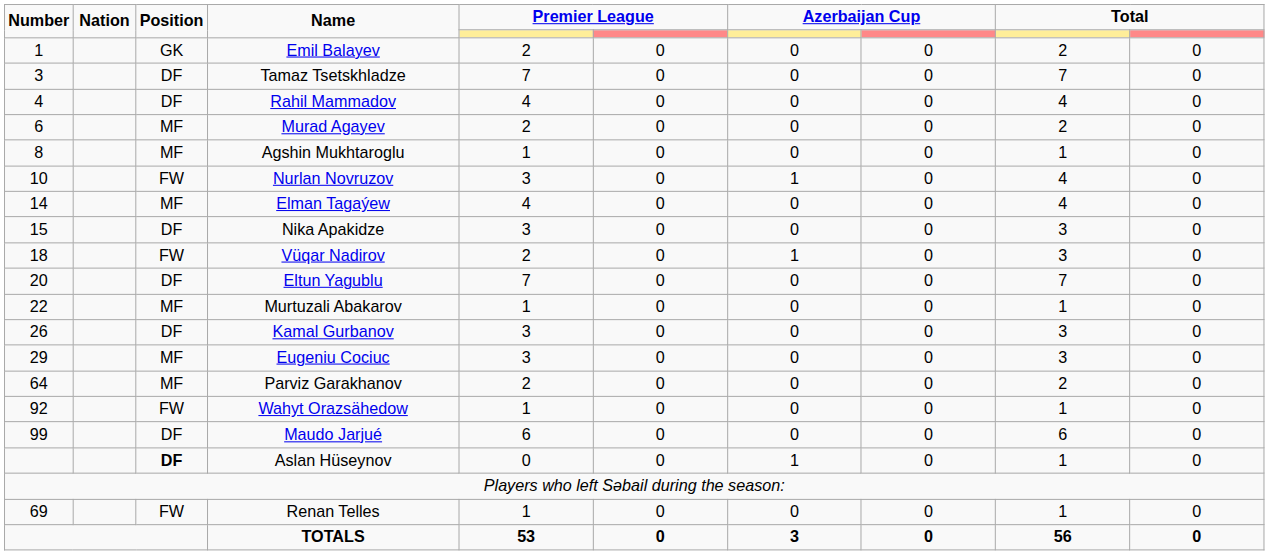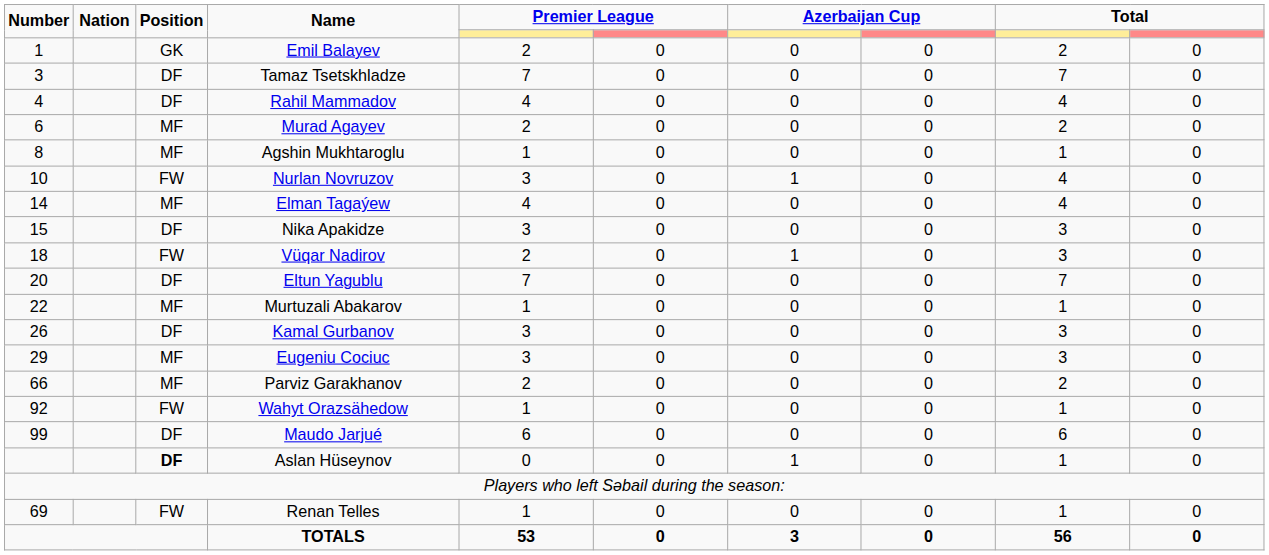(39, 383) 64 -> (39, 383) 66
